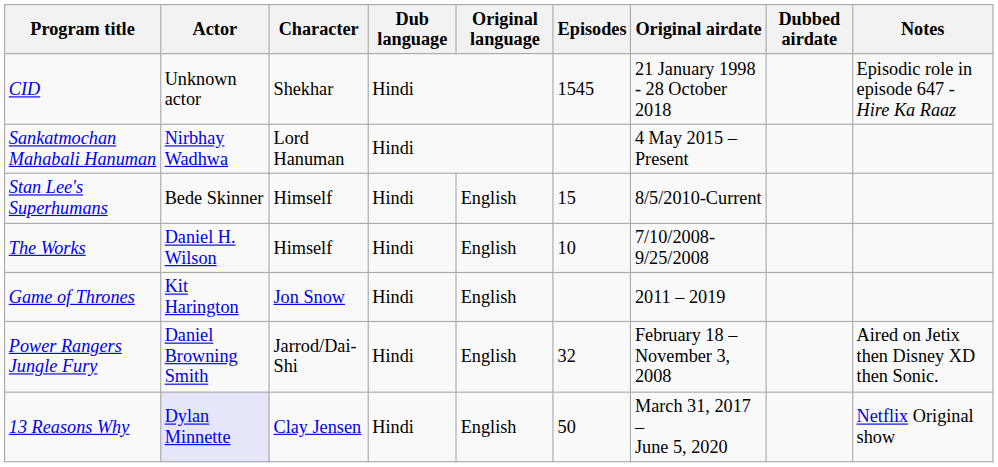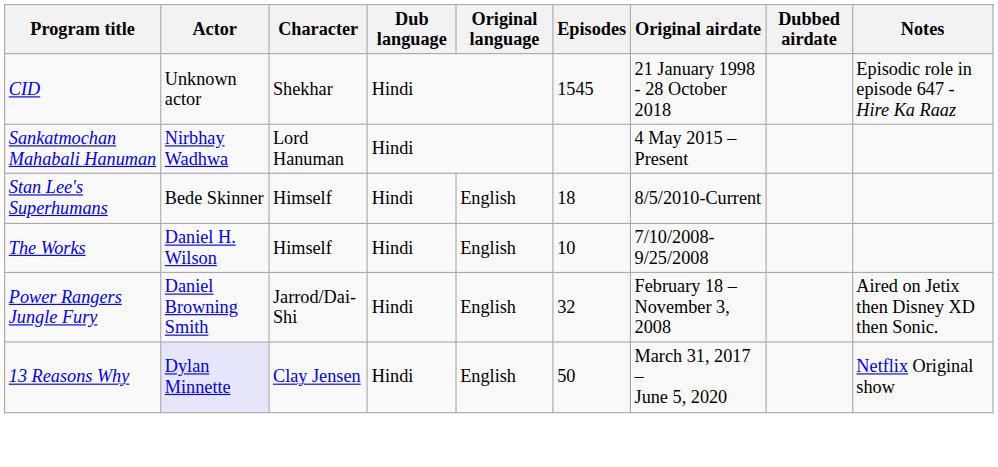(567, 198) 15 -> (566, 198) 18
- row: (72, 296)
